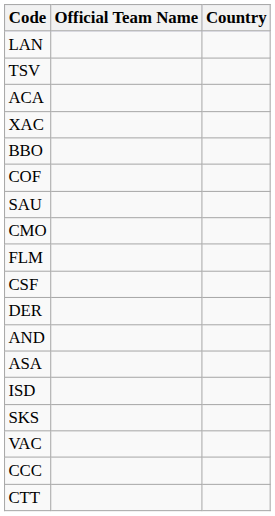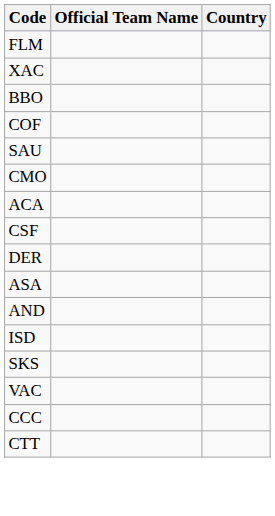- row: (26, 44)
- row: (24, 71)
rows swapped: (26, 97) <-> (26, 257)
rows swapped: (25, 364) <-> (27, 337)
